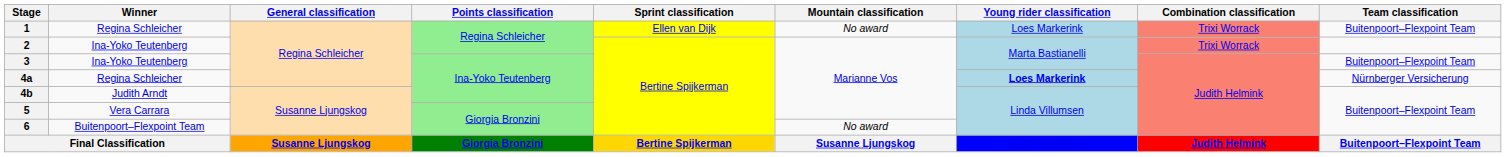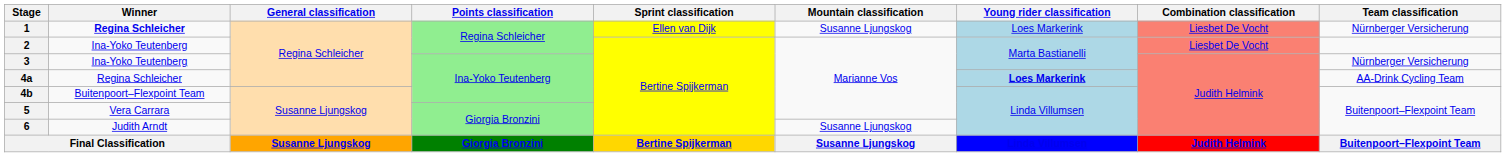(140, 29) normal -> (140, 29) bold
(866, 29) No award -> (866, 29) Susanne Ljungskog
(1229, 29) Trixi Worrack -> (1229, 29) Liesbet De Vocht
(1410, 29) Buitenpoort–Flexpoint Team -> (1410, 29) Nürnberger Versicherung
(1229, 45) Trixi Worrack -> (1229, 45) Liesbet De Vocht
(1410, 61) Buitenpoort–Flexpoint Team -> (1410, 61) Nürnberger Versicherung
(1410, 78) Nürnberger Versicherung -> (1410, 78) AA-Drink Cycling Team
(140, 94) Judith Arndt -> (140, 94) Buitenpoort–Flexpoint Team
(140, 127) Buitenpoort–Flexpoint Team -> (140, 127) Judith Arndt
(866, 127) No award -> (866, 127) Susanne Ljungskog
